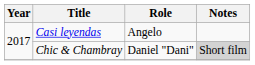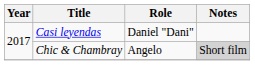(145, 32) Angelo -> (161, 32) Daniel "Dani"
(161, 50) Daniel "Dani" -> (145, 50) Angelo
